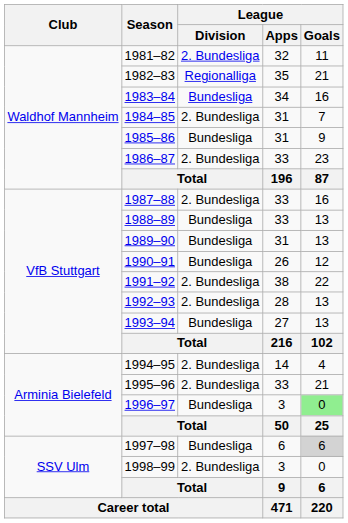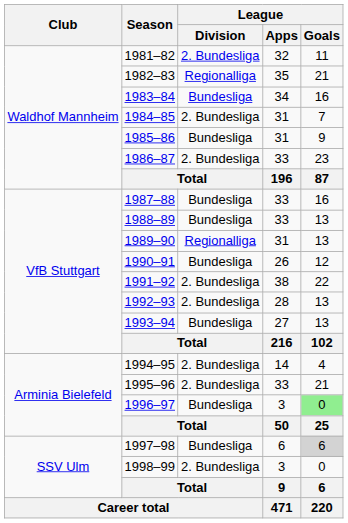(220, 199) 2. Bundesliga -> (220, 199) Bundesliga
(220, 240) Bundesliga -> (220, 240) Regionalliga
